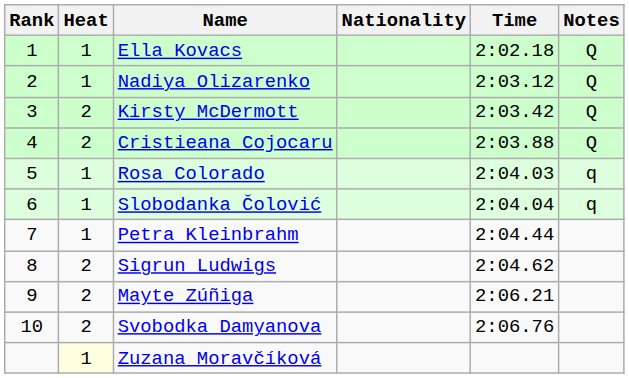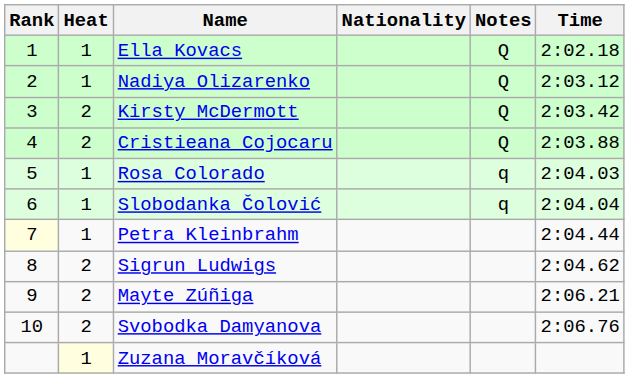columns swapped: (515, 20) <-> (591, 20)
(32, 235) no background -> (32, 235) lightyellow background
